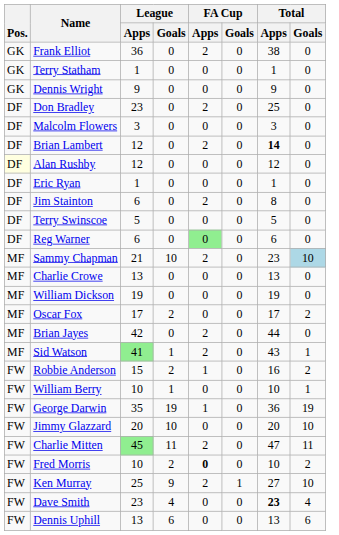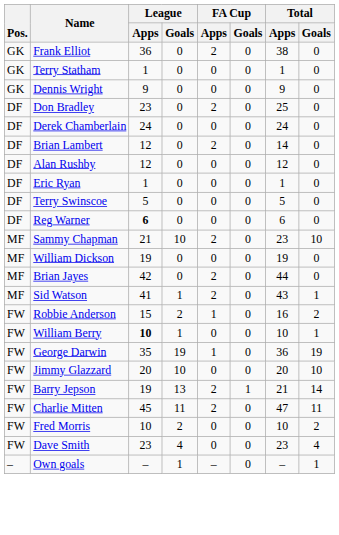+ row: (80, 126)
- row: (75, 126)
(274, 145) bold -> (282, 145) normal
(15, 164) lightyellow background -> (15, 164) no background
- row: (63, 201)
(137, 239) normal -> (145, 220) bold
(205, 239) lightgreen background -> (214, 220) no background
(308, 257) lightblue background -> (316, 239) no background
- row: (68, 276)
- row: (58, 314)
(137, 351) lightgreen background -> (145, 295) no background
(137, 389) normal -> (145, 333) bold
+ row: (64, 389)
(137, 445) lightgreen background -> (145, 408) no background
(205, 464) bold -> (214, 426) normal
- row: (62, 483)
(274, 502) bold -> (282, 445) normal
- row: (67, 520)
+ row: (59, 464)
